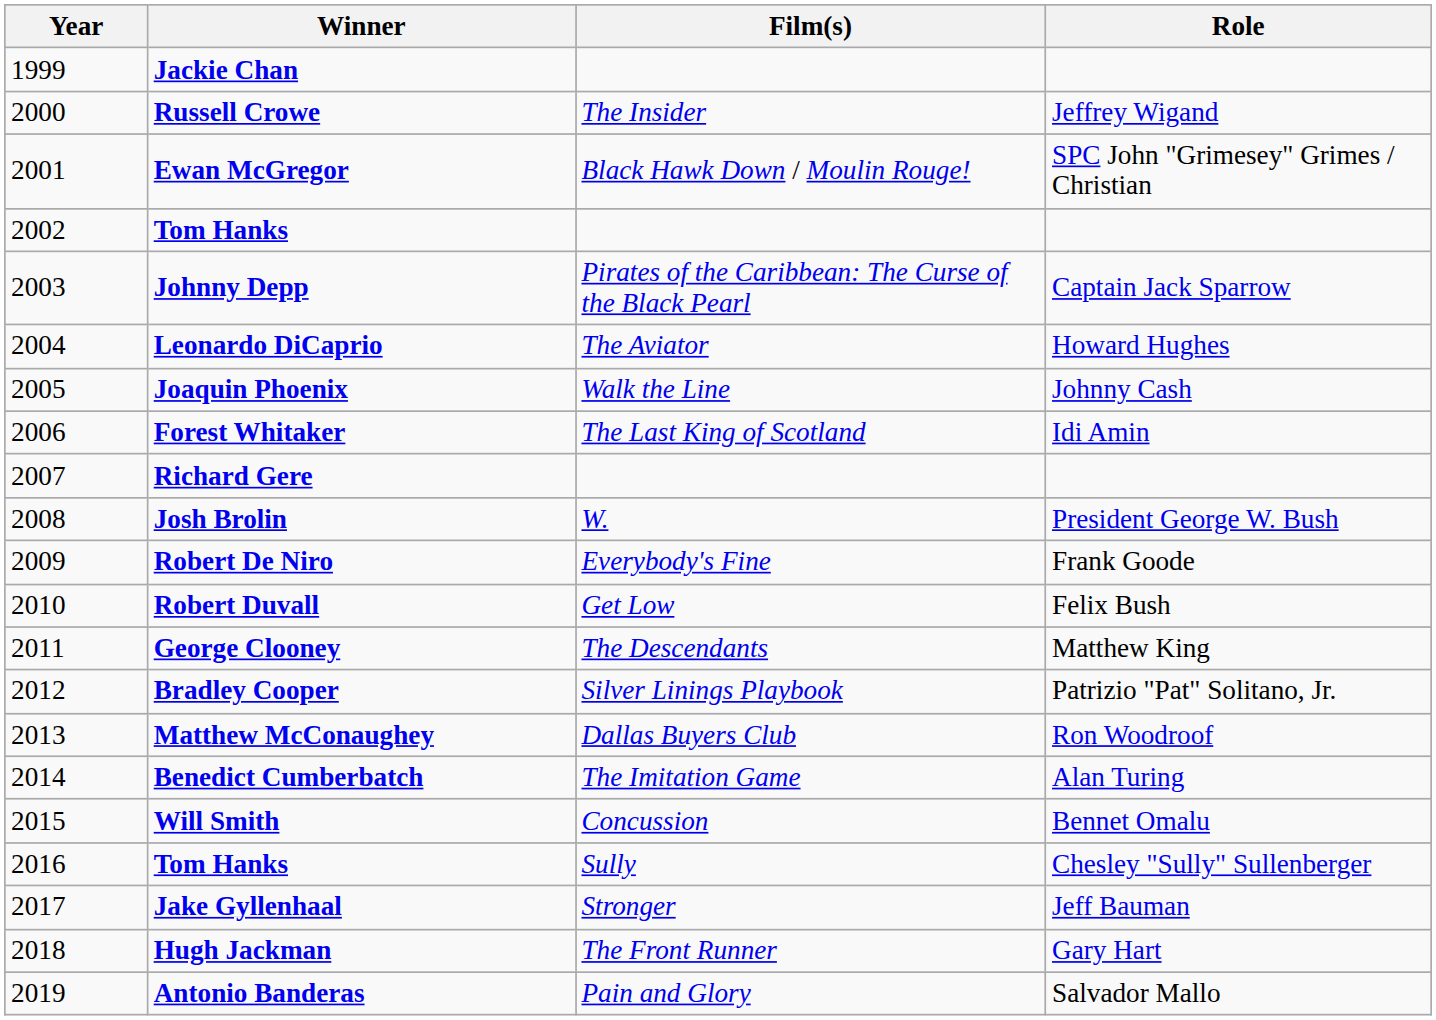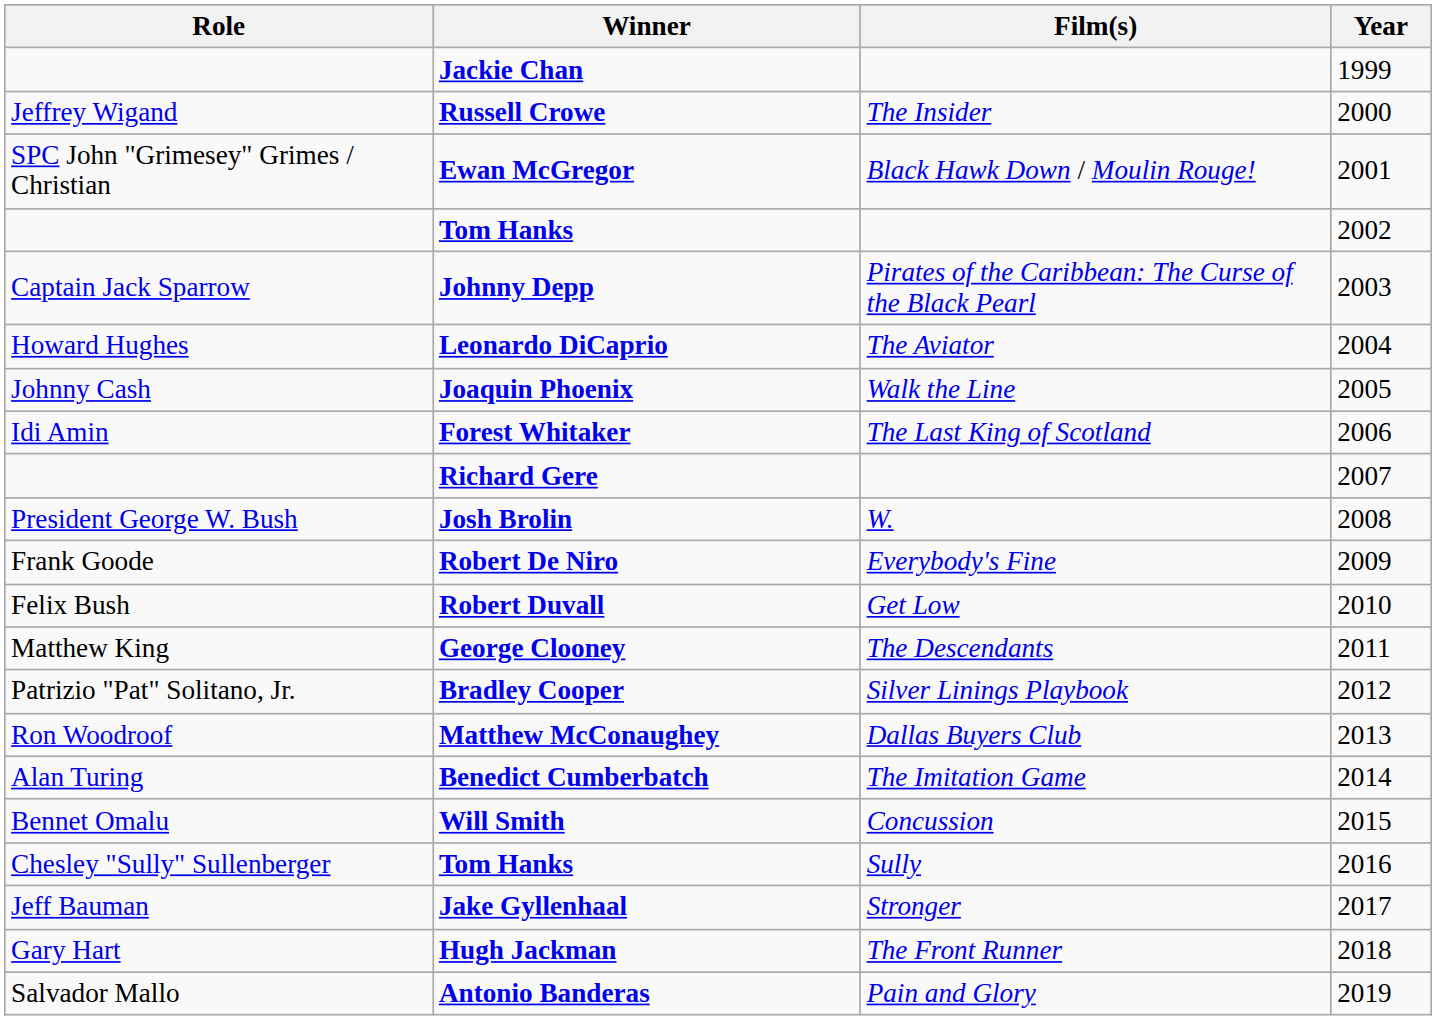columns swapped: (76, 26) <-> (1238, 26)
